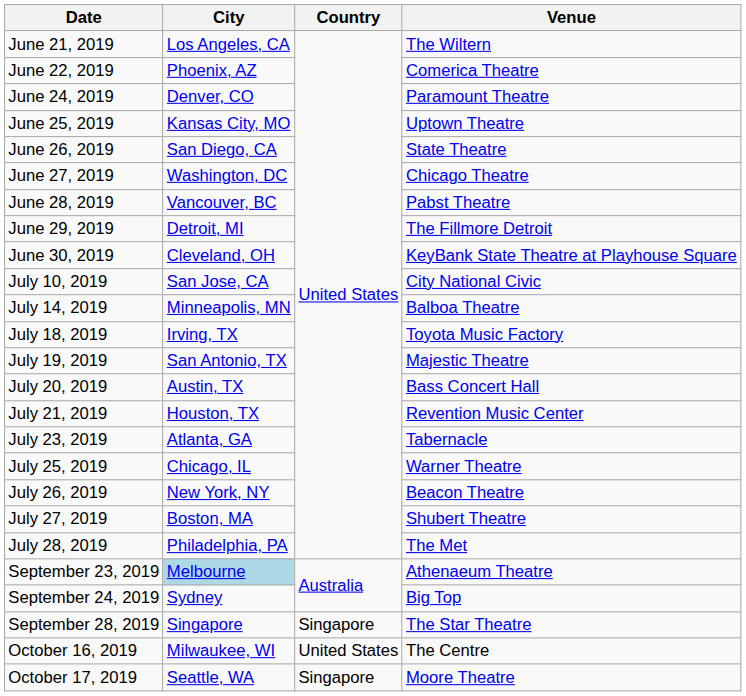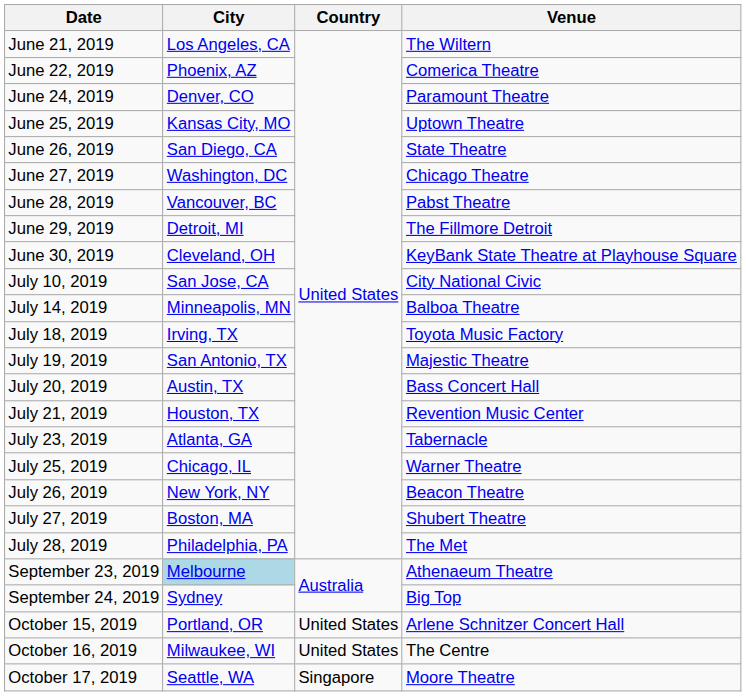- row: (84, 624)
+ row: (73, 624)
